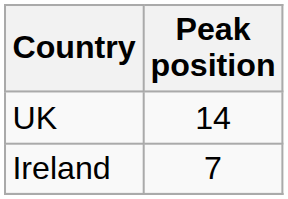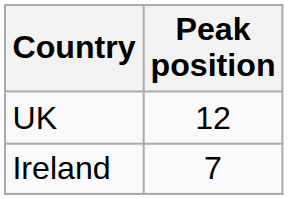(213, 117) 14 -> (213, 117) 12
